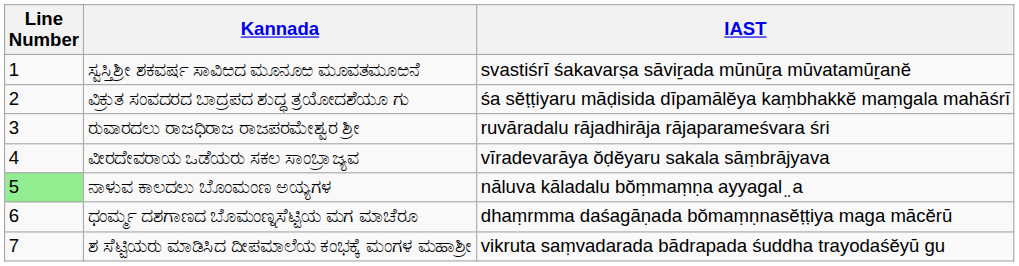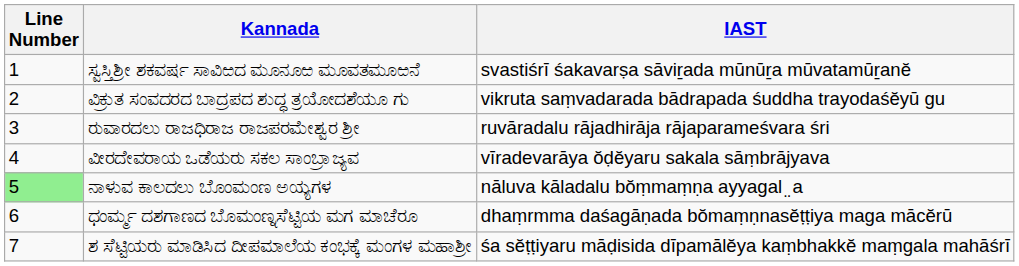(745, 98) śa sĕṭṭiyaru māḍisida dīpamālĕya kaṃbhakkĕ maṃgala mahāśrī -> (713, 98) vikruta saṃvadarada bādrapada śuddha trayodaśĕyū gu
(713, 246) vikruta saṃvadarada bādrapada śuddha trayodaśĕyū gu -> (745, 246) śa sĕṭṭiyaru māḍisida dīpamālĕya kaṃbhakkĕ maṃgala mahāśrī
